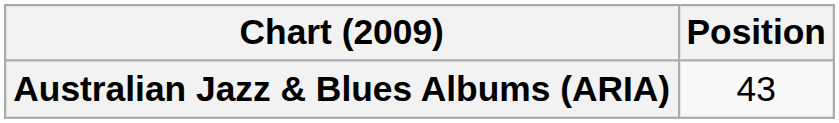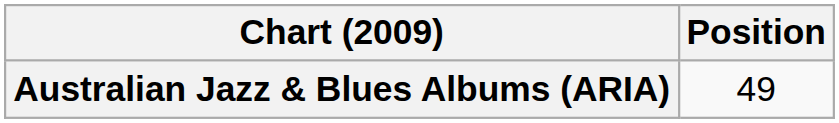(756, 88) 43 -> (756, 88) 49
